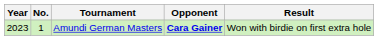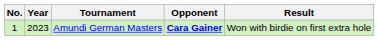columns swapped: (41, 12) <-> (18, 12)
